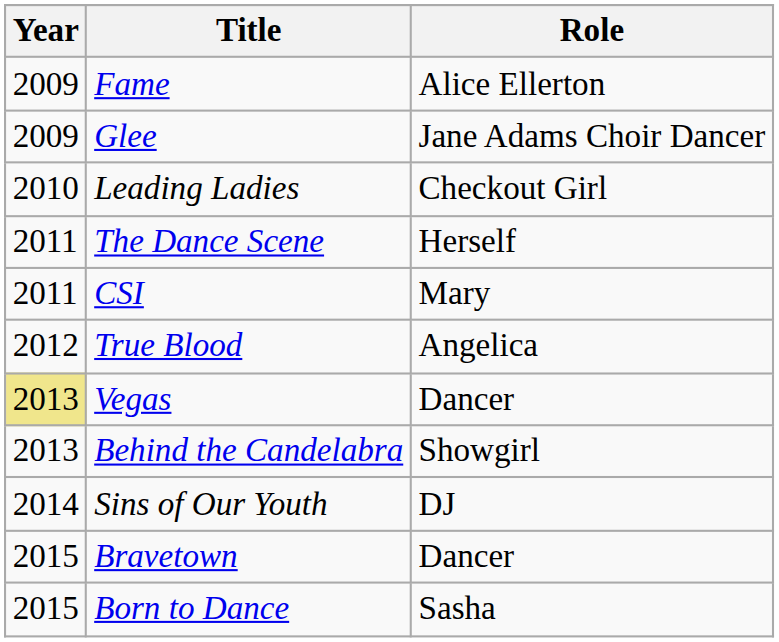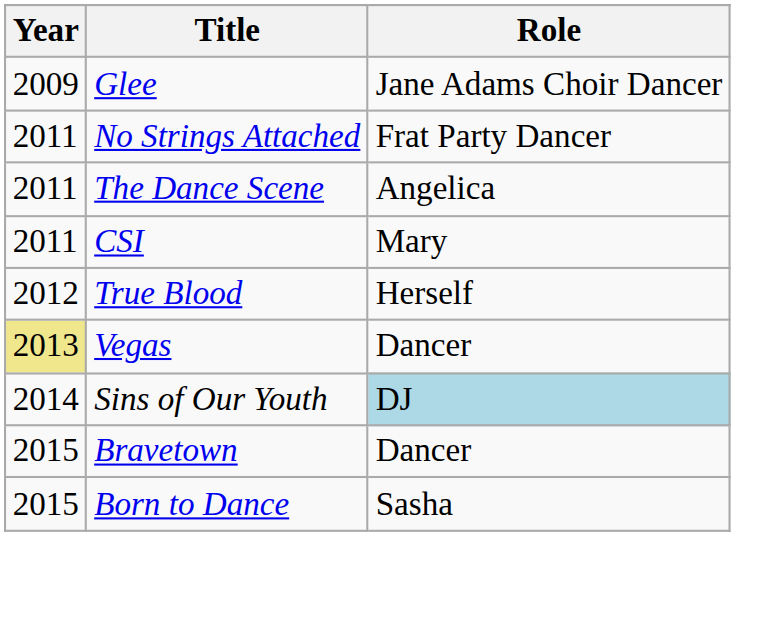- row: (132, 83)
- row: (197, 188)
+ row: (227, 135)
(467, 240) Herself -> (435, 188) Angelica
(478, 345) Angelica -> (424, 293) Herself
- row: (249, 450)
(437, 503) no background -> (394, 398) lightblue background
